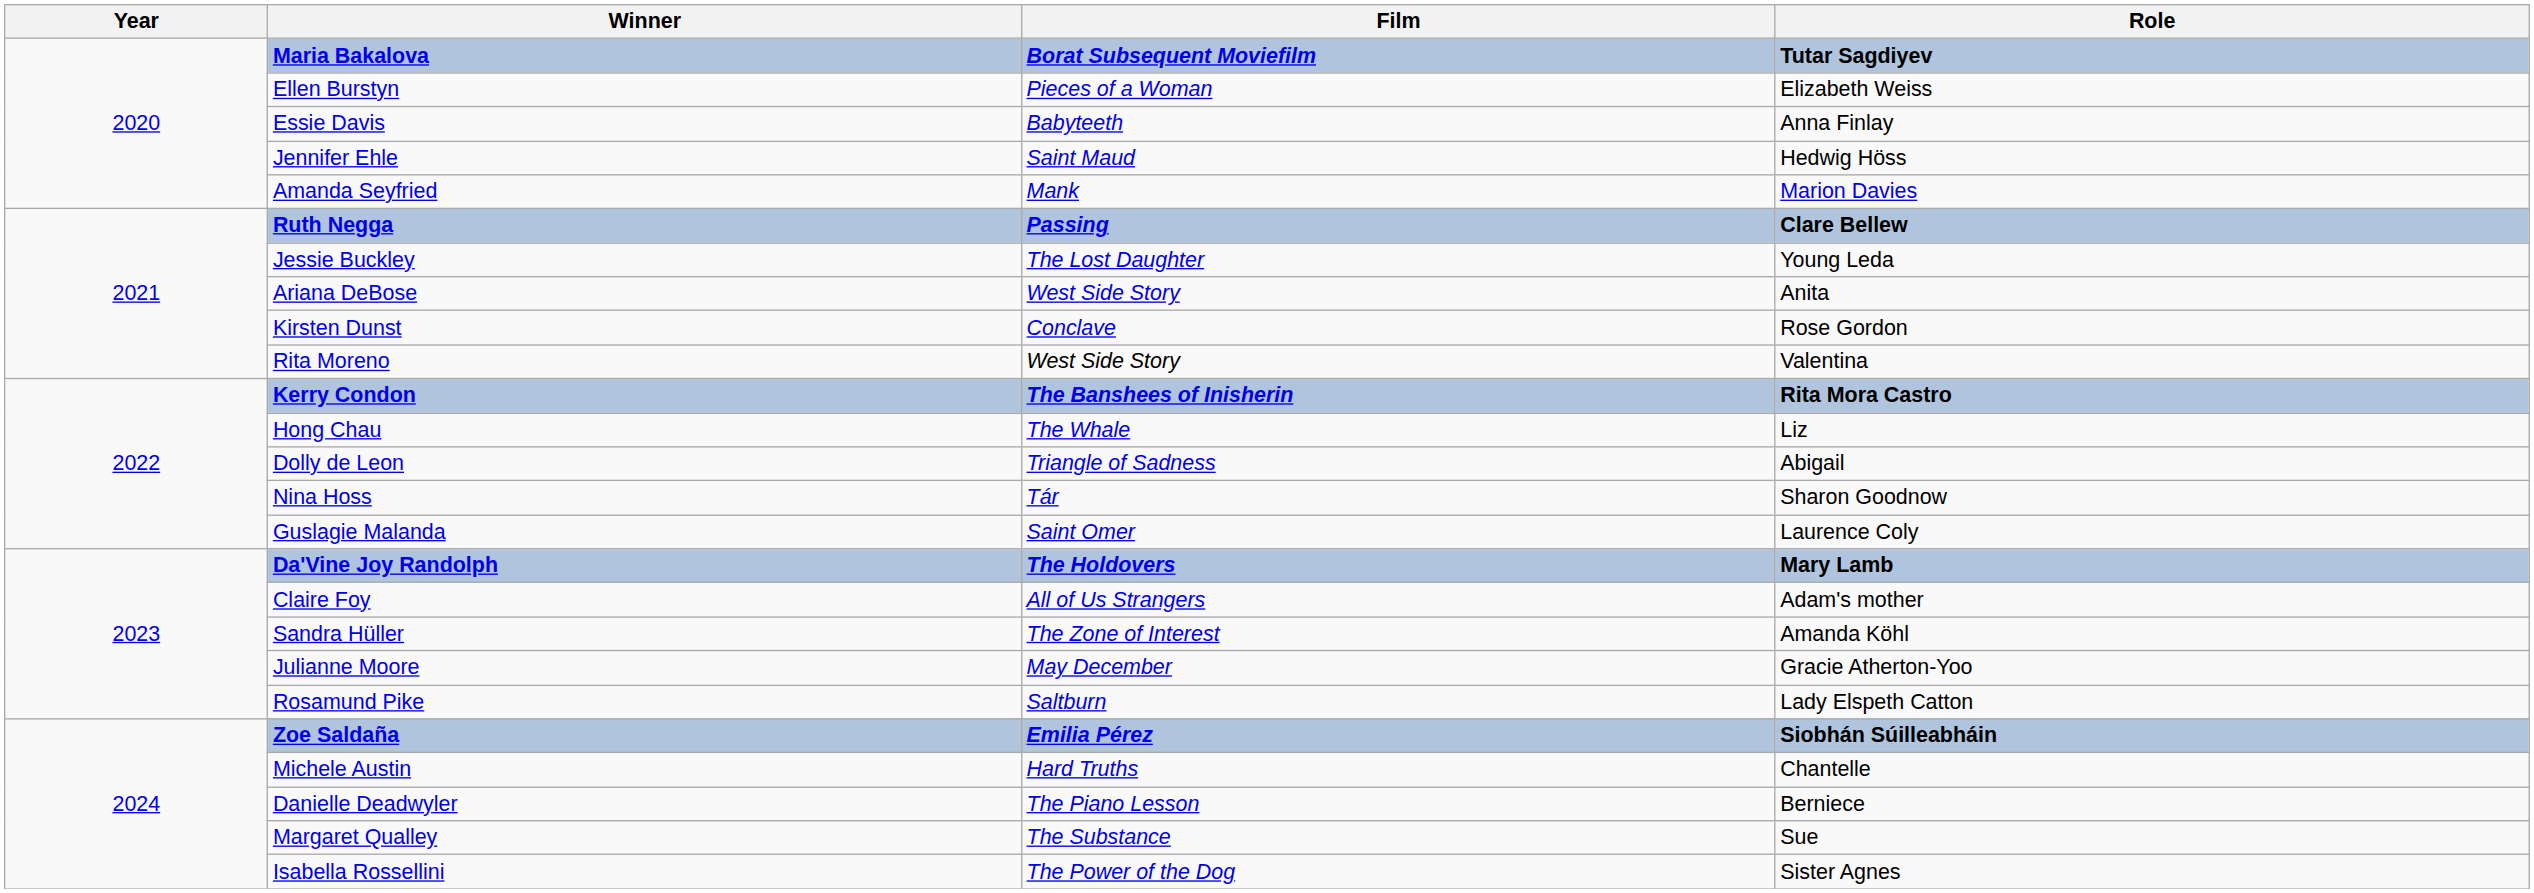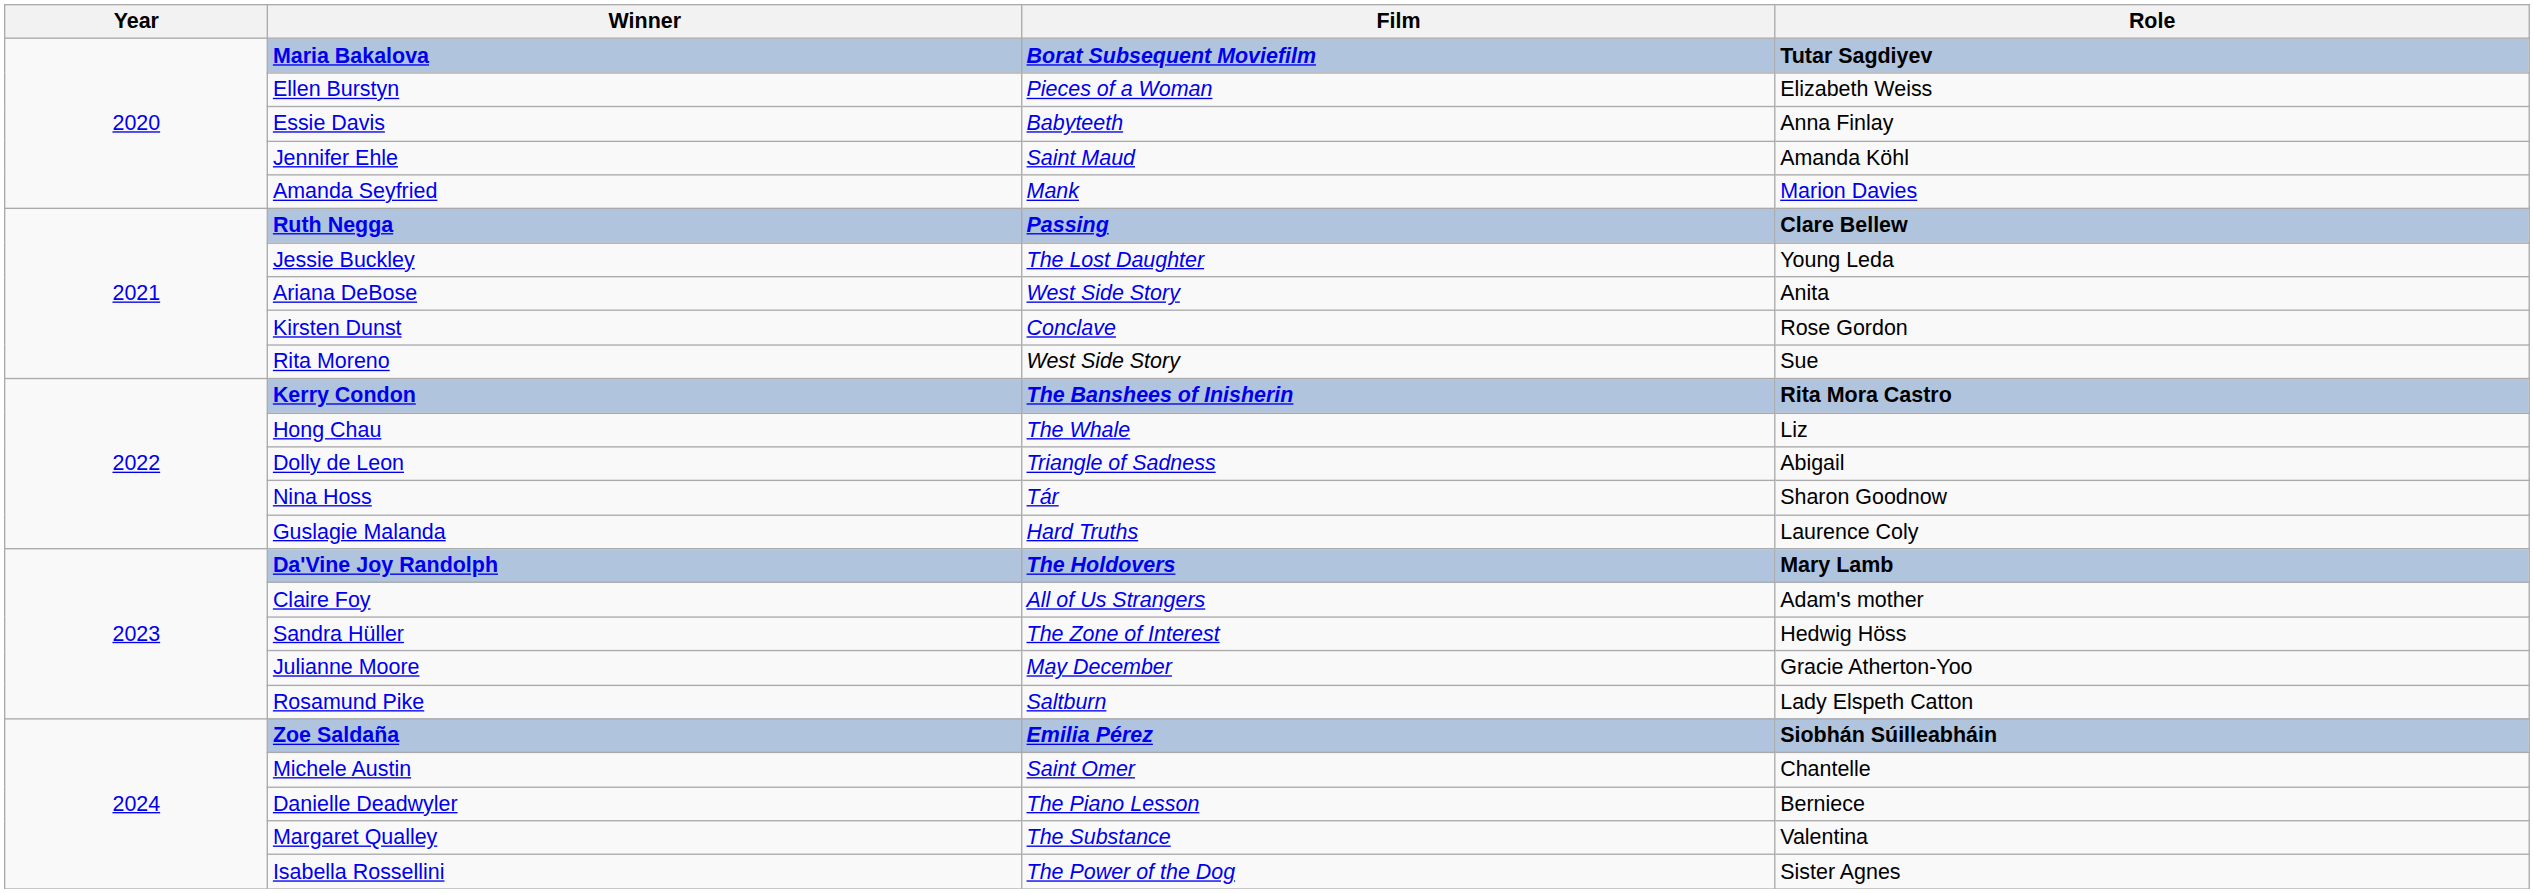(1843, 157) Hedwig Höss -> (1845, 157) Amanda Köhl
(1824, 361) Valentina -> (1799, 361) Sue
(1081, 531) Saint Omer -> (1082, 531) Hard Truths
(1845, 633) Amanda Köhl -> (1843, 633) Hedwig Höss
(1082, 769) Hard Truths -> (1081, 769) Saint Omer
(1799, 837) Sue -> (1824, 837) Valentina
